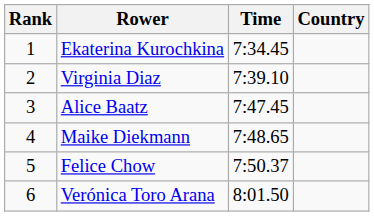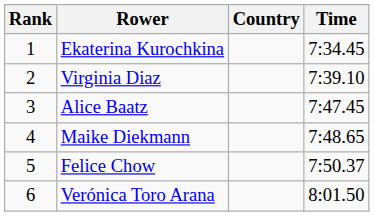columns swapped: (331, 19) <-> (261, 19)
